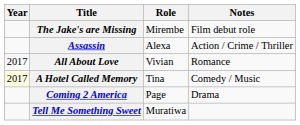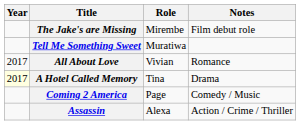rows swapped: (87, 111) <-> (87, 45)
(226, 78) Comedy / Music -> (205, 78) Drama
(205, 95) Drama -> (226, 95) Comedy / Music
